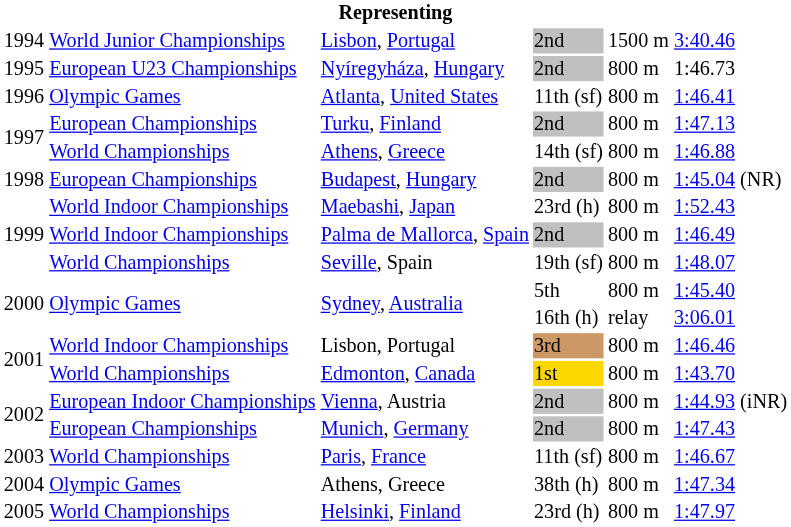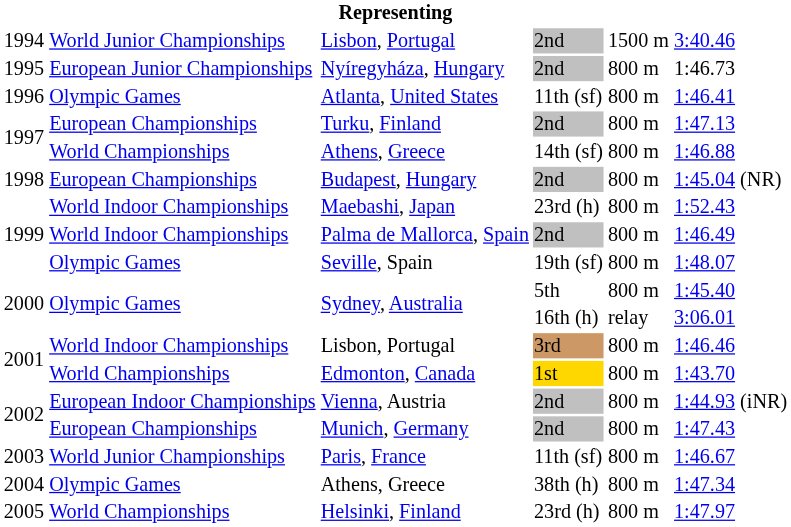(173, 68) European U23 Championships -> (181, 68) European Junior Championships
(139, 262) World Championships -> (115, 262) Olympic Games
(139, 456) World Championships -> (167, 456) World Junior Championships
